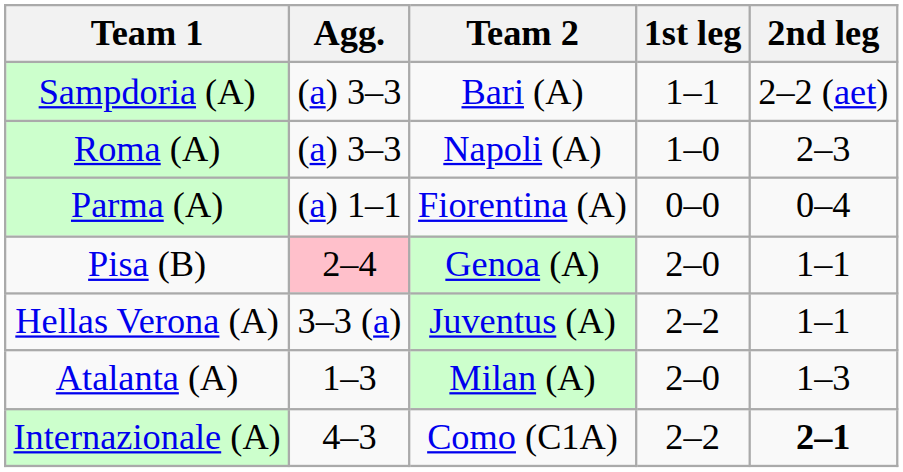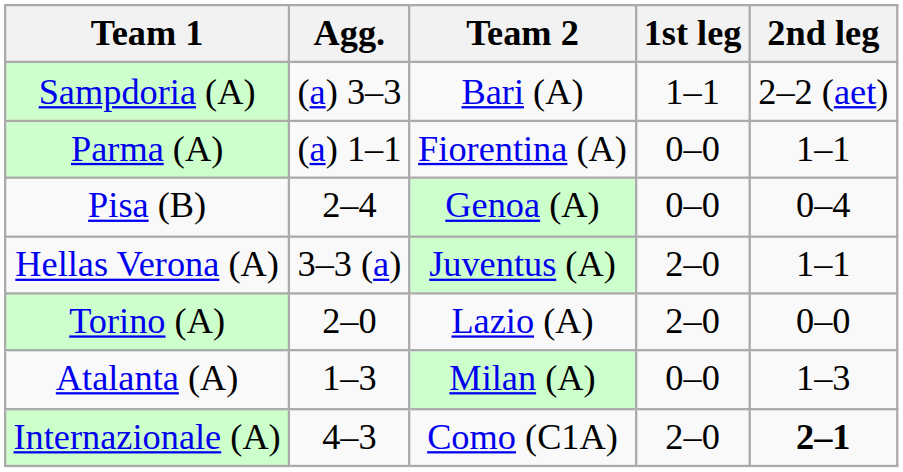- row: (147, 148)
(823, 206) 0–4 -> (823, 148) 1–1
(349, 263) pink background -> (349, 206) no background
(693, 263) 2–0 -> (693, 206) 0–0
(823, 263) 1–1 -> (823, 206) 0–4
(693, 321) 2–2 -> (693, 263) 2–0
+ row: (147, 321)
(693, 378) 2–0 -> (693, 378) 0–0
(693, 436) 2–2 -> (693, 436) 2–0
